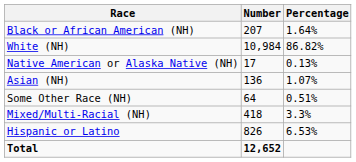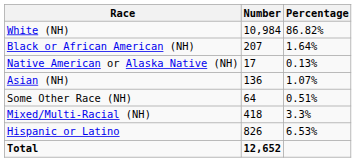rows swapped: (38, 47) <-> (101, 30)
